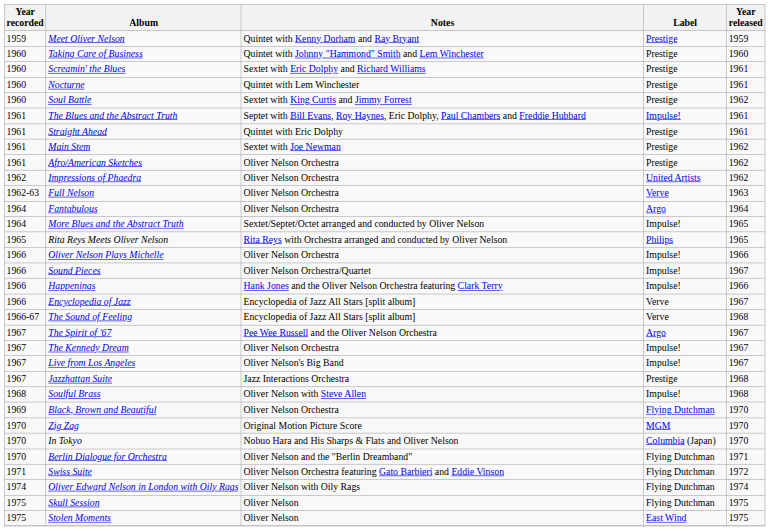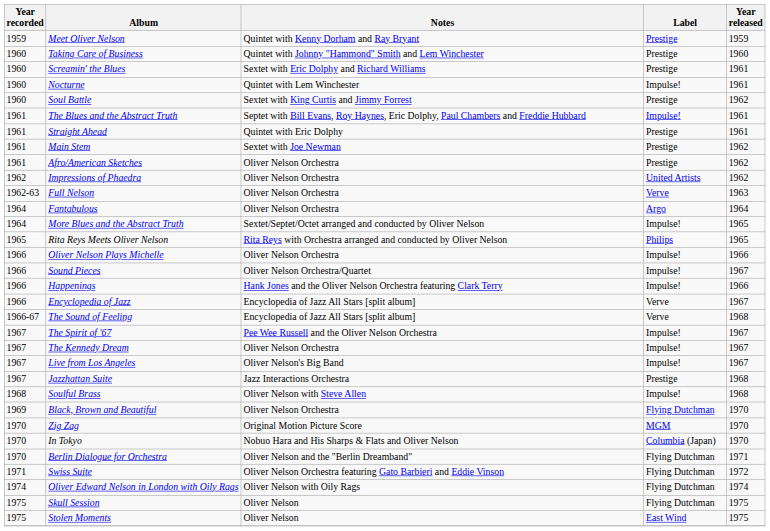(662, 85) Prestige -> (663, 85) Impulse!
(656, 332) Argo -> (663, 332) Impulse!
